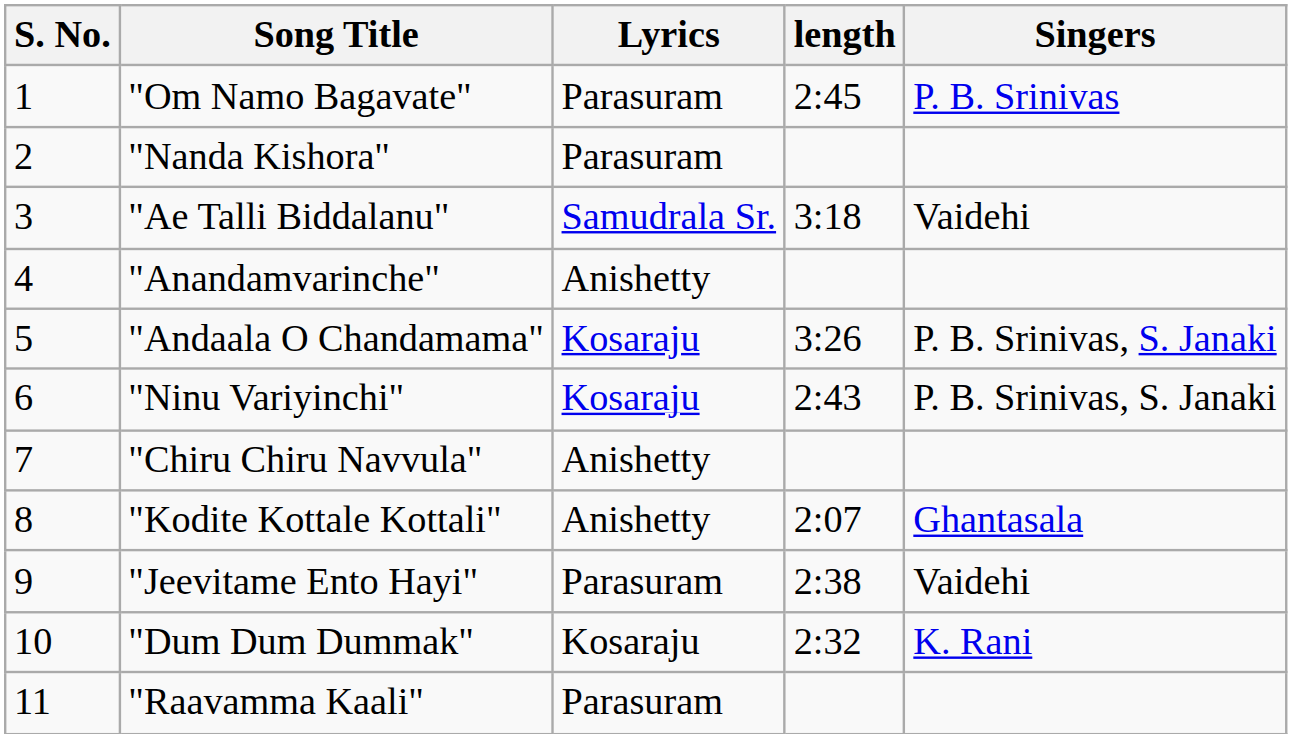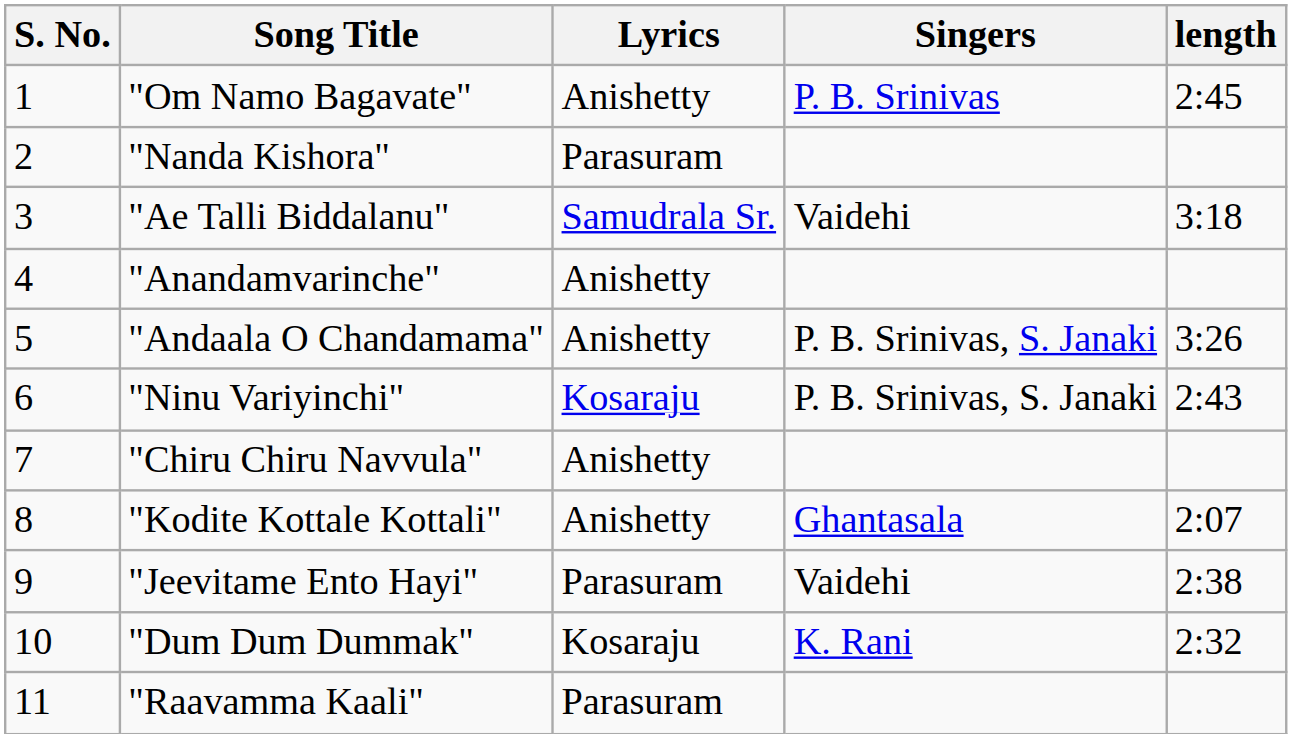columns swapped: (1095, 34) <-> (845, 34)
(642, 95) Parasuram -> (636, 95) Anishetty
(631, 338) Kosaraju -> (636, 338) Anishetty
